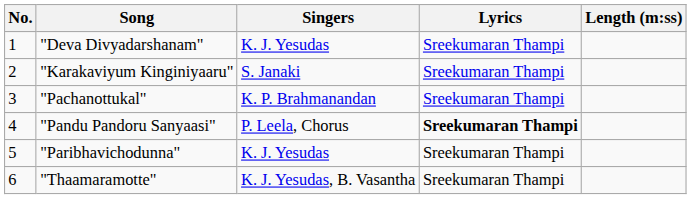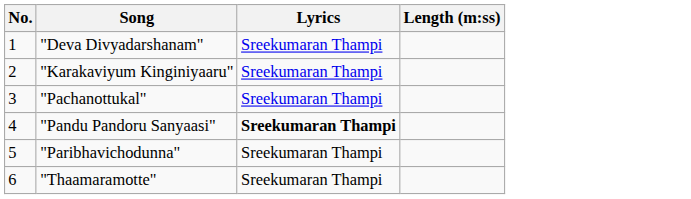- column: (328, 18)
